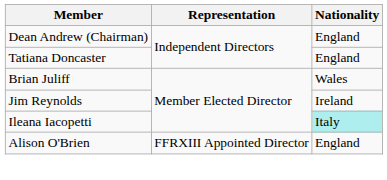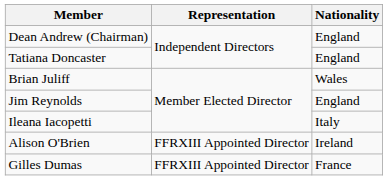(334, 100) Ireland -> (337, 100) England
(327, 121) paleturquoise background -> (327, 121) no background
(337, 143) England -> (334, 143) Ireland
+ row: (45, 164)
